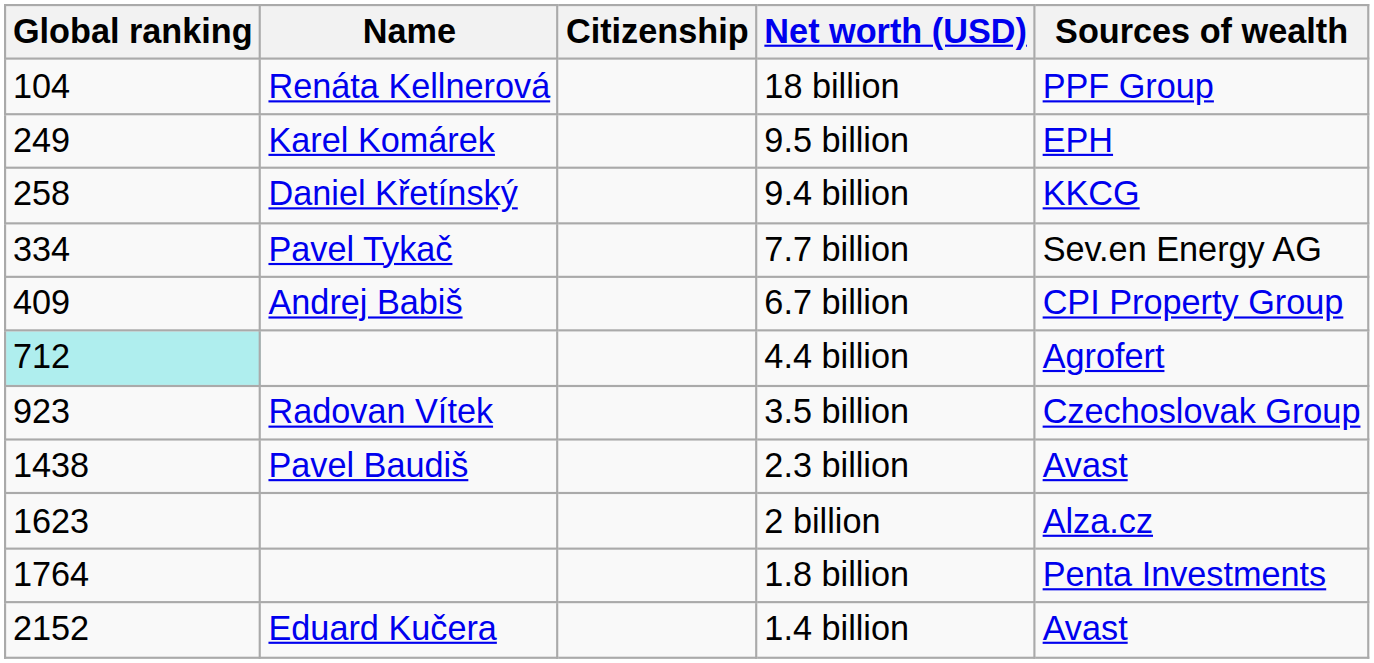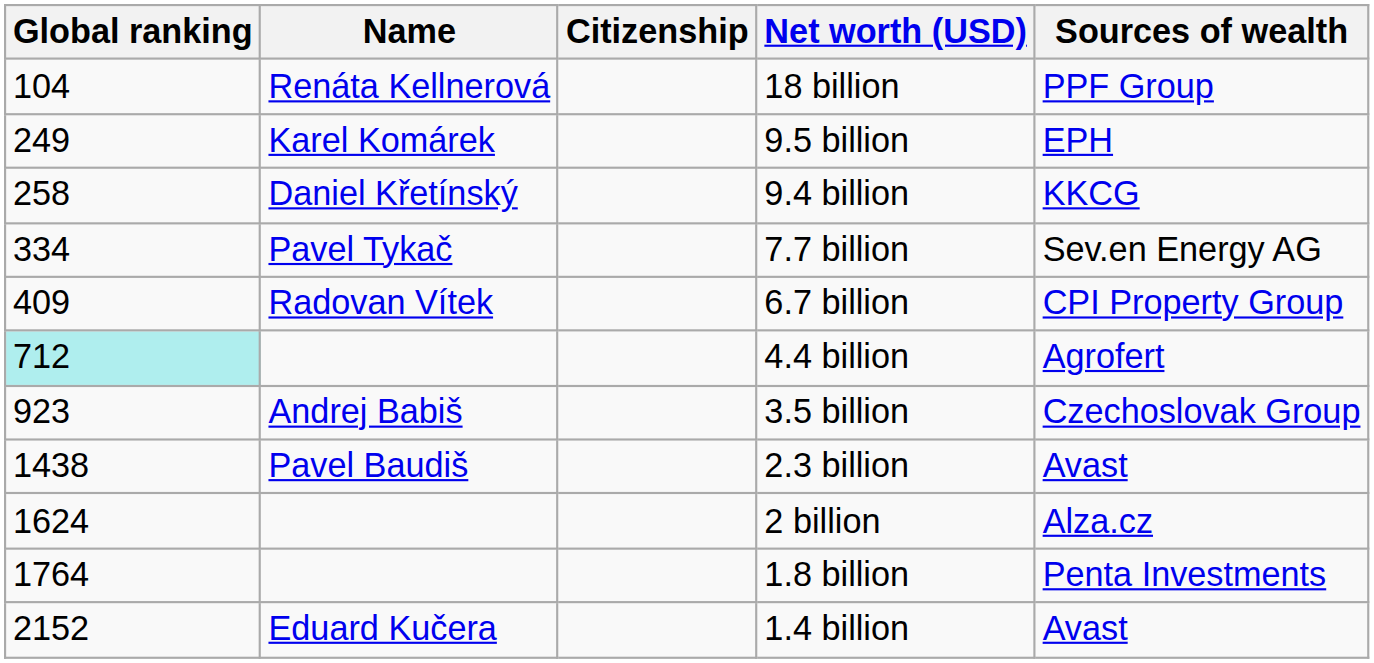(366, 303) Andrej Babiš -> (381, 303) Radovan Vítek
(381, 411) Radovan Vítek -> (366, 411) Andrej Babiš
(51, 520) 1623 -> (51, 520) 1624
